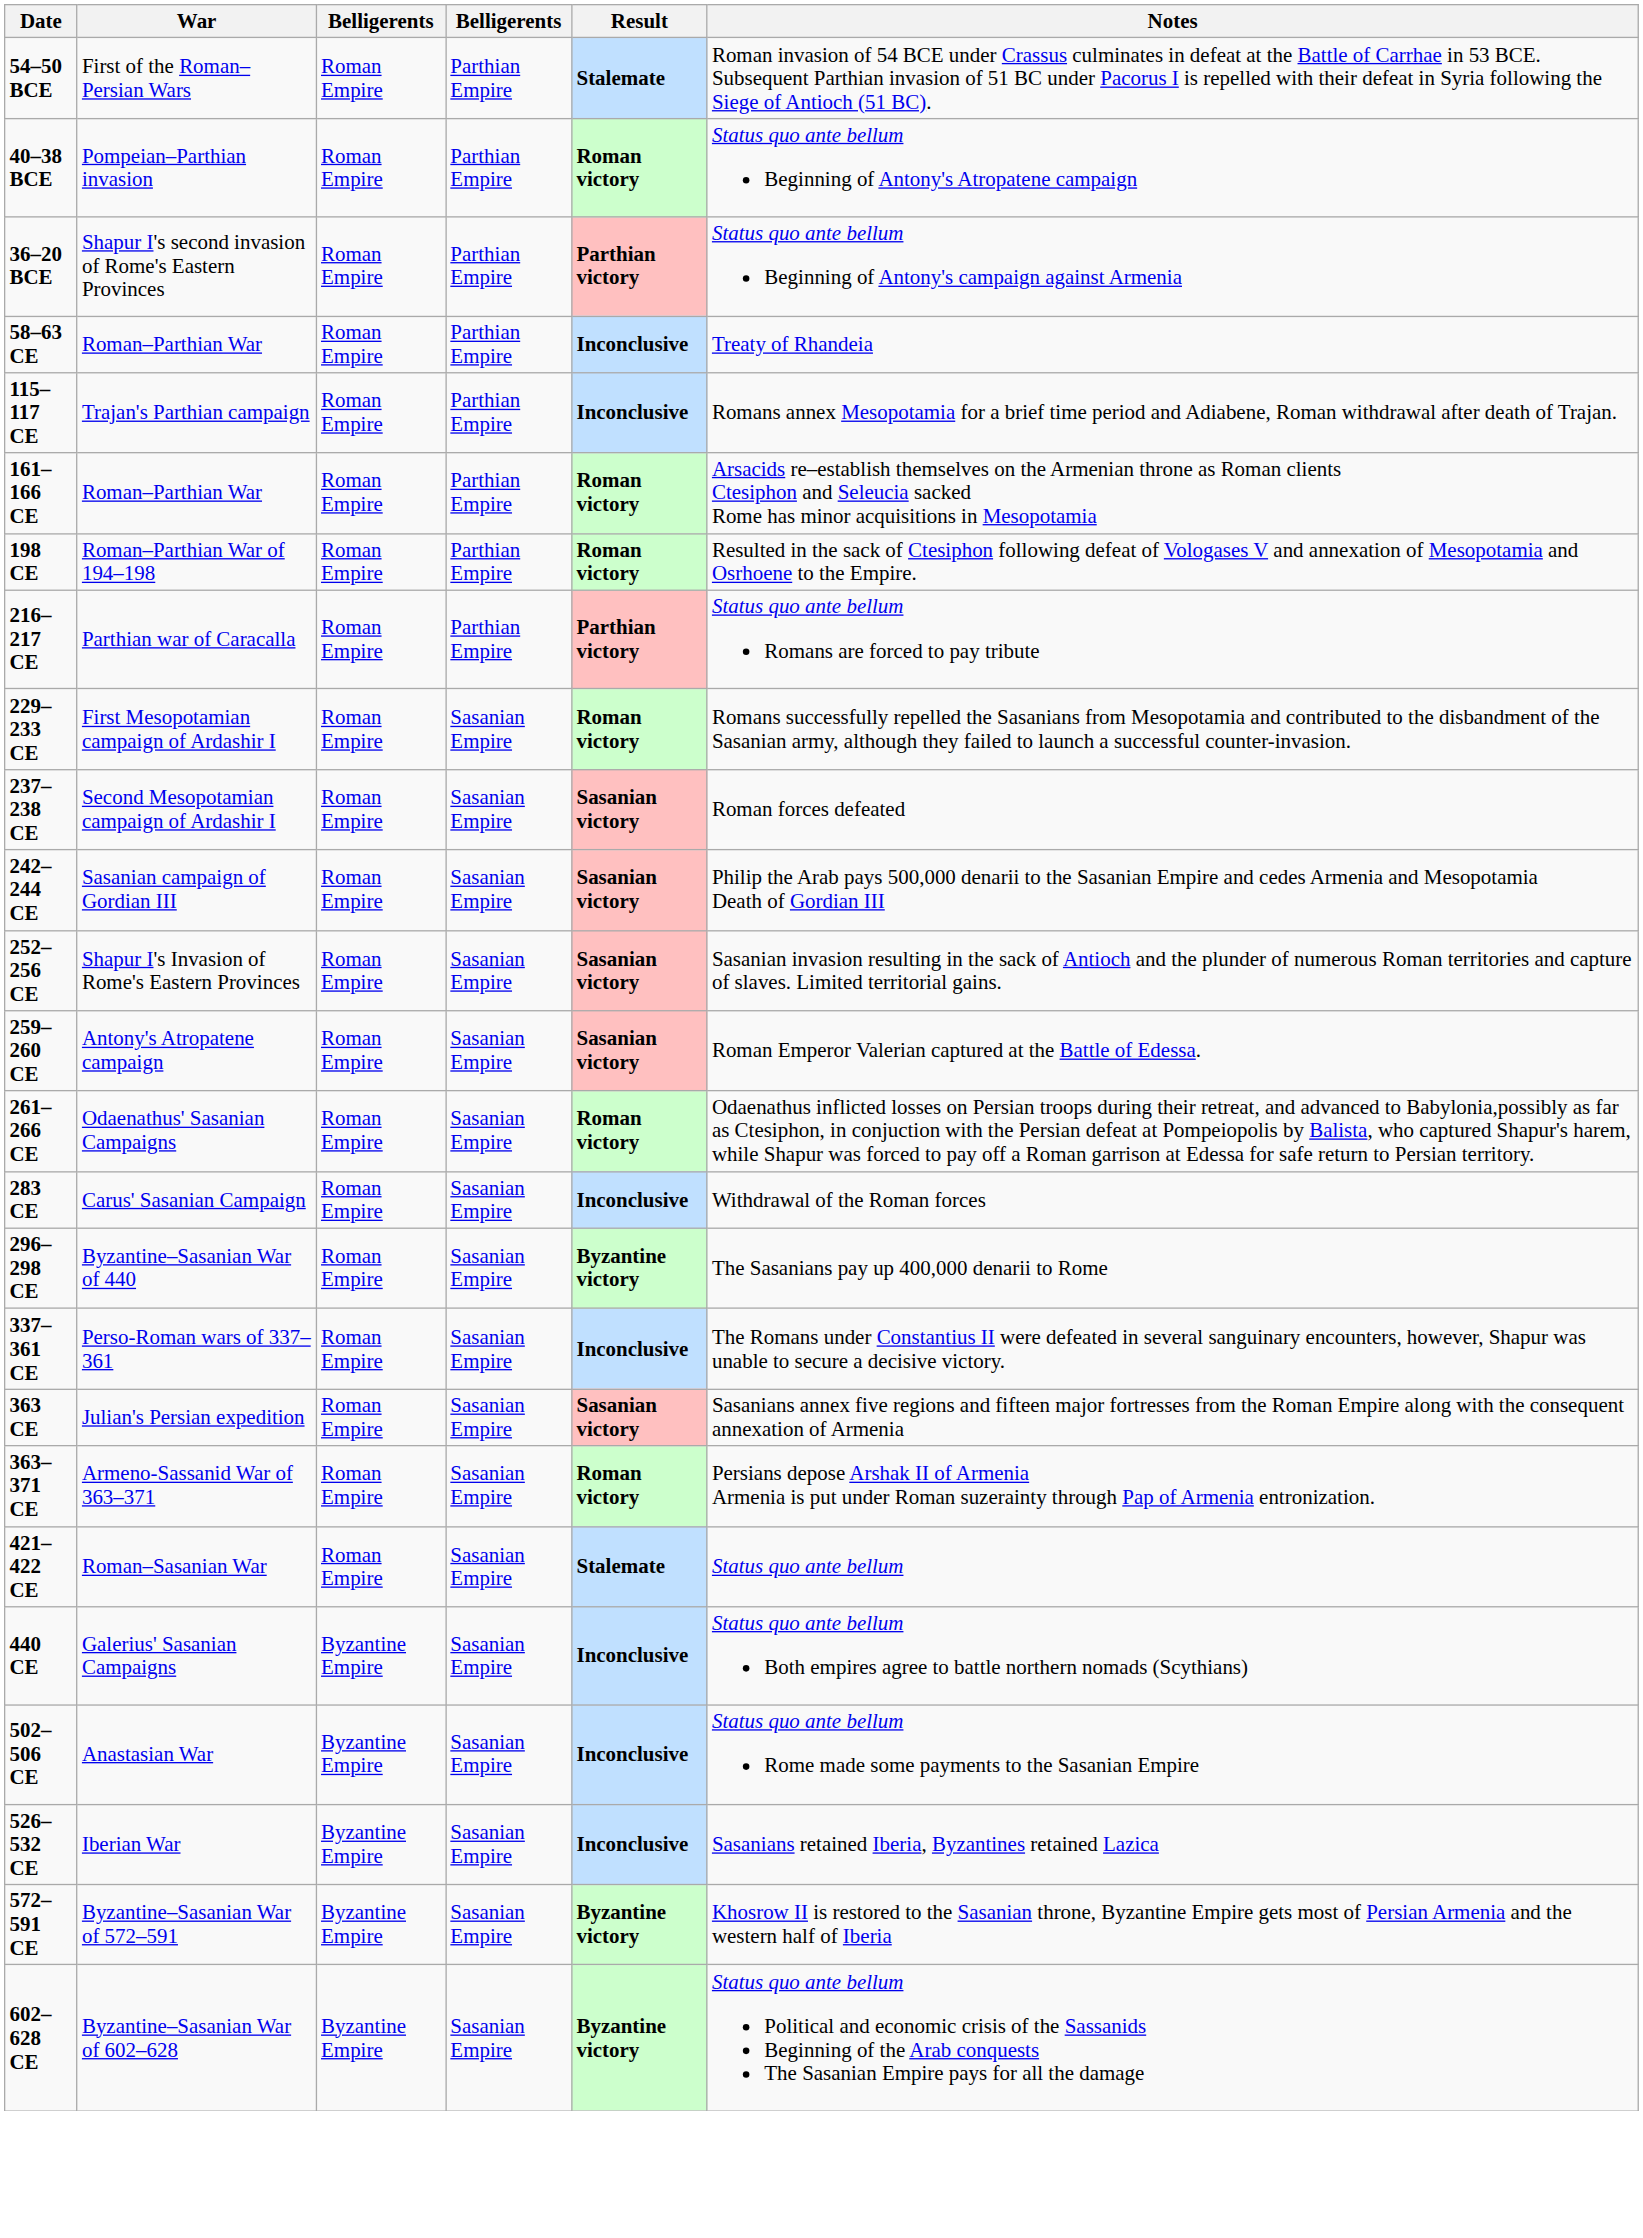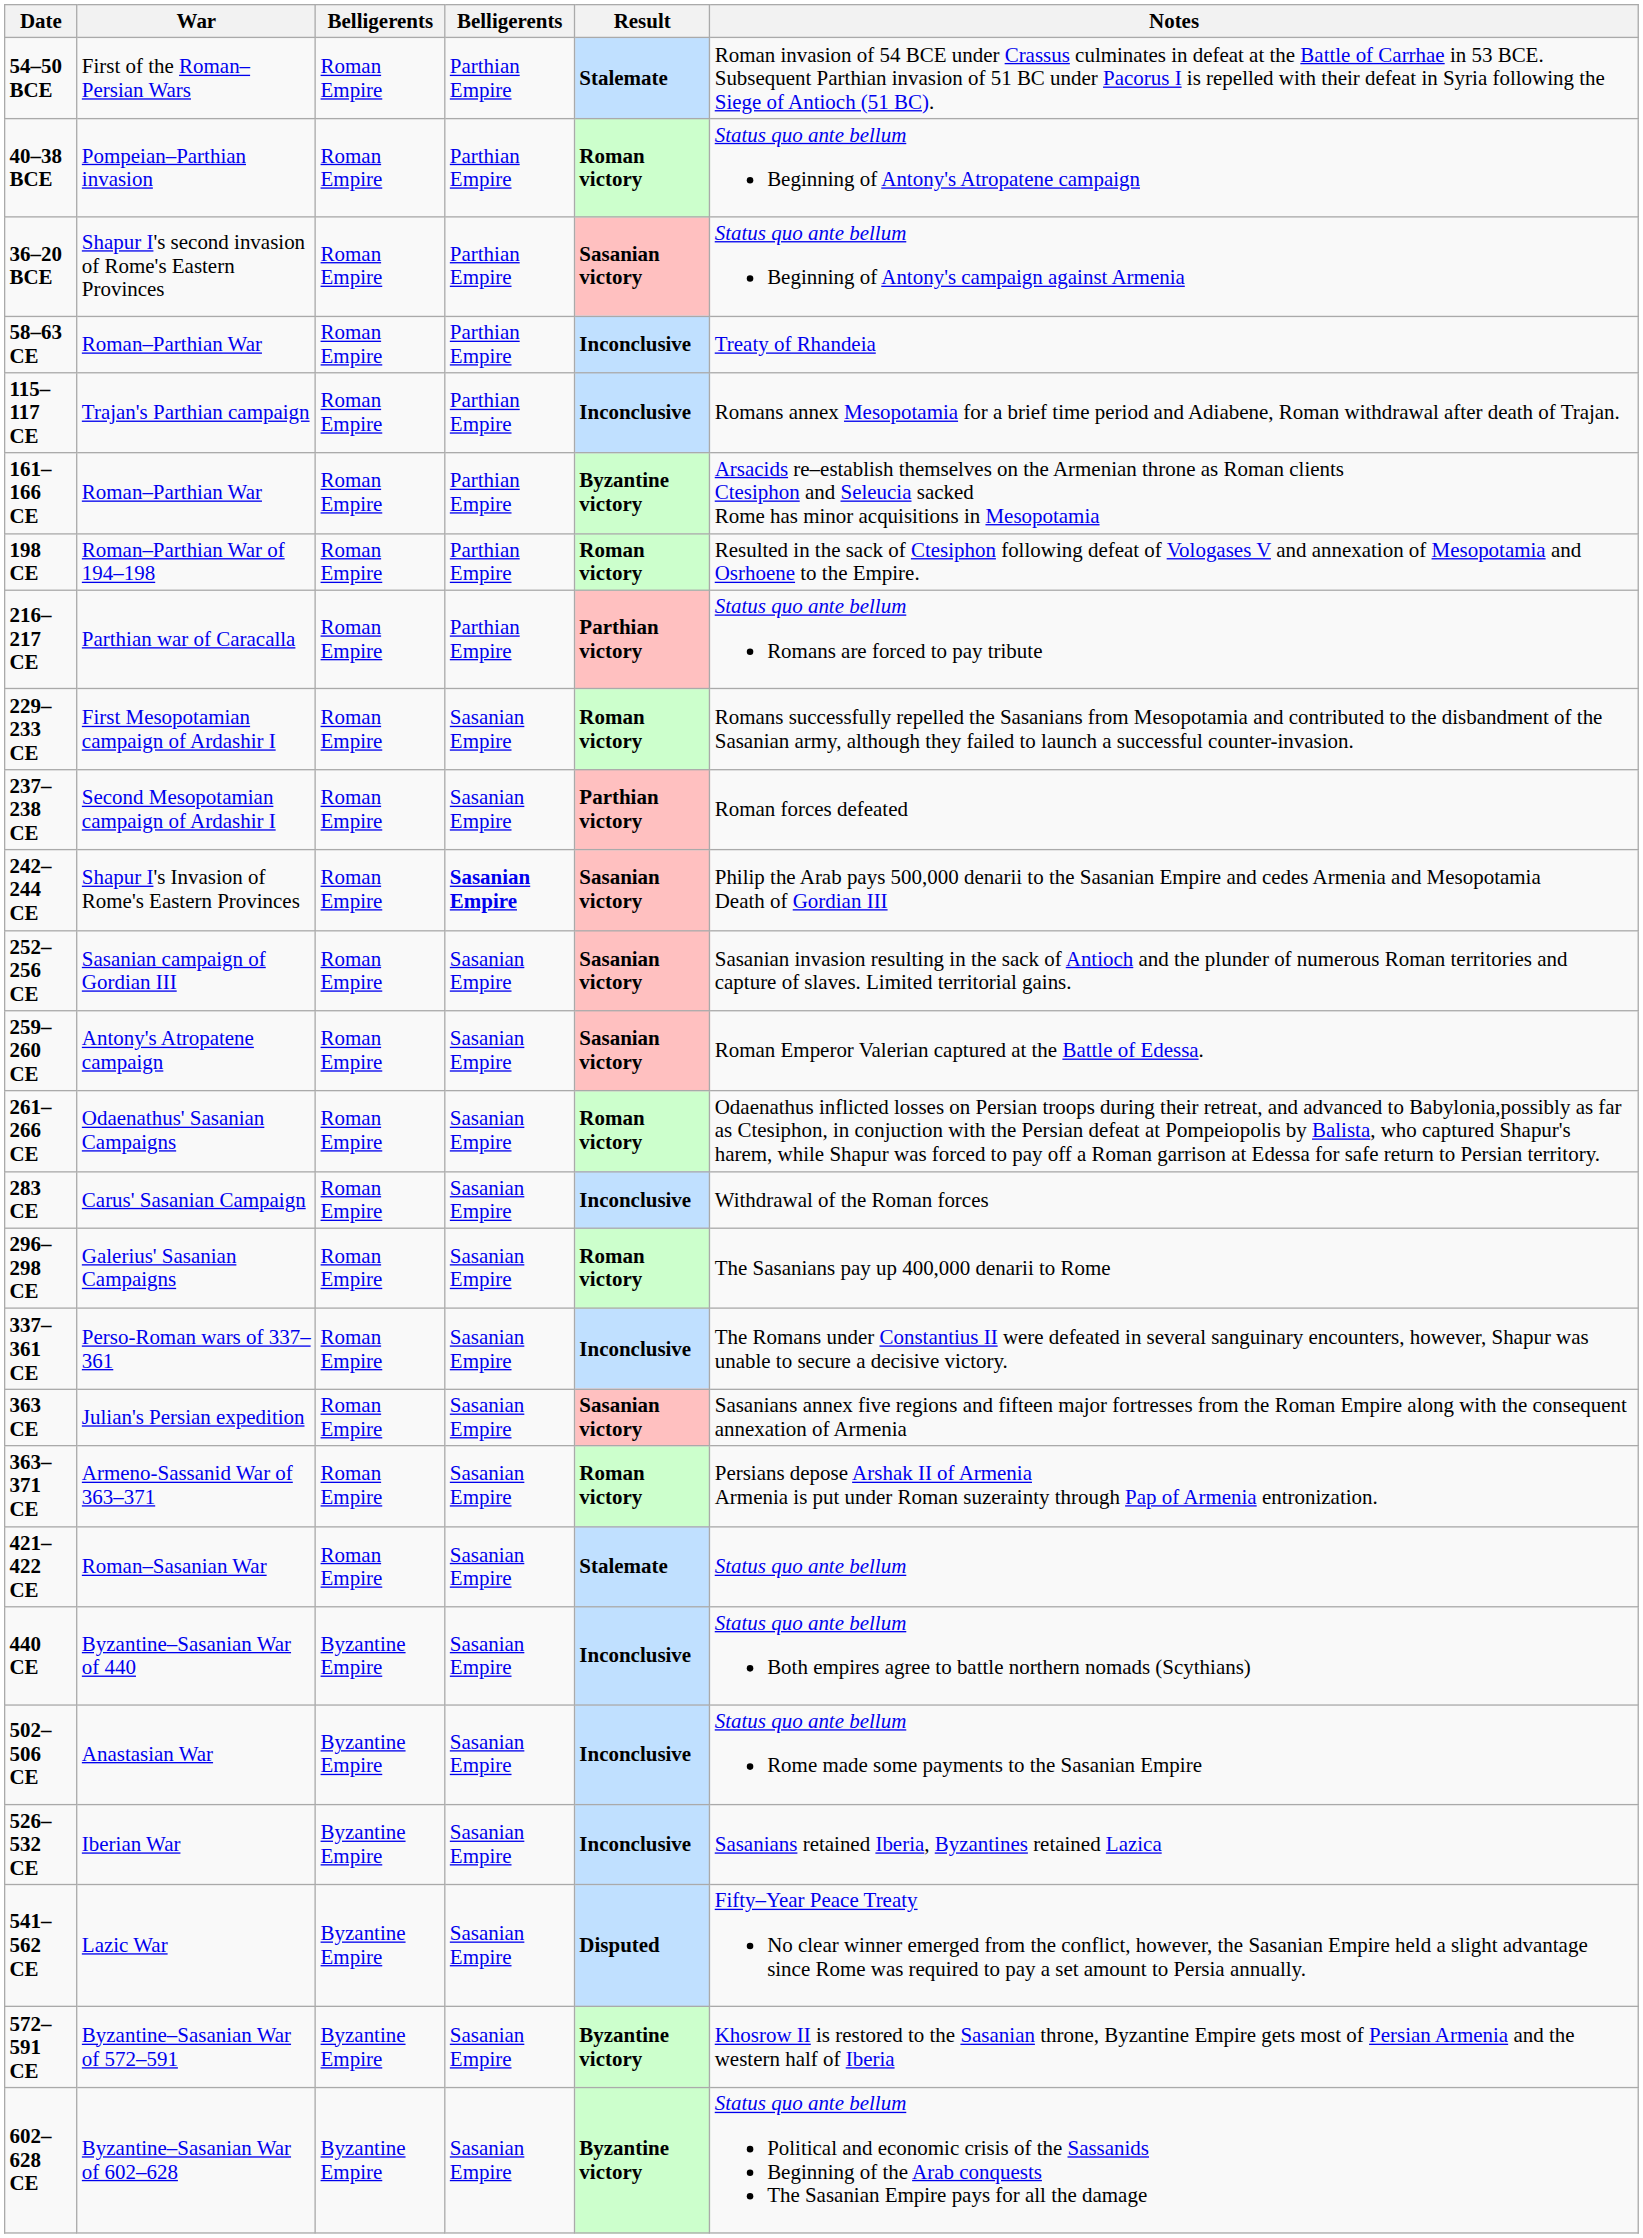(616, 266) Parthian victory -> (620, 266) Sasanian victory
(609, 493) Roman victory -> (624, 493) Byzantine victory
(617, 809) Sasanian victory -> (619, 809) Parthian victory
(174, 889) Sasanian campaign of Gordian III -> (191, 889) Shapur I's Invasion of Rome's Eastern Provinces
(488, 889) normal -> (490, 889) bold
(191, 970) Shapur I's Invasion of Rome's Eastern Provinces -> (174, 970) Sasanian campaign of Gordian III
(187, 1268) Byzantine–Sasanian War of 440 -> (159, 1268) Galerius' Sasanian Campaigns
(621, 1268) Byzantine victory -> (612, 1268) Roman victory
(159, 1655) Galerius' Sasanian Campaigns -> (186, 1655) Byzantine–Sasanian War of 440
+ row: (30, 1945)
